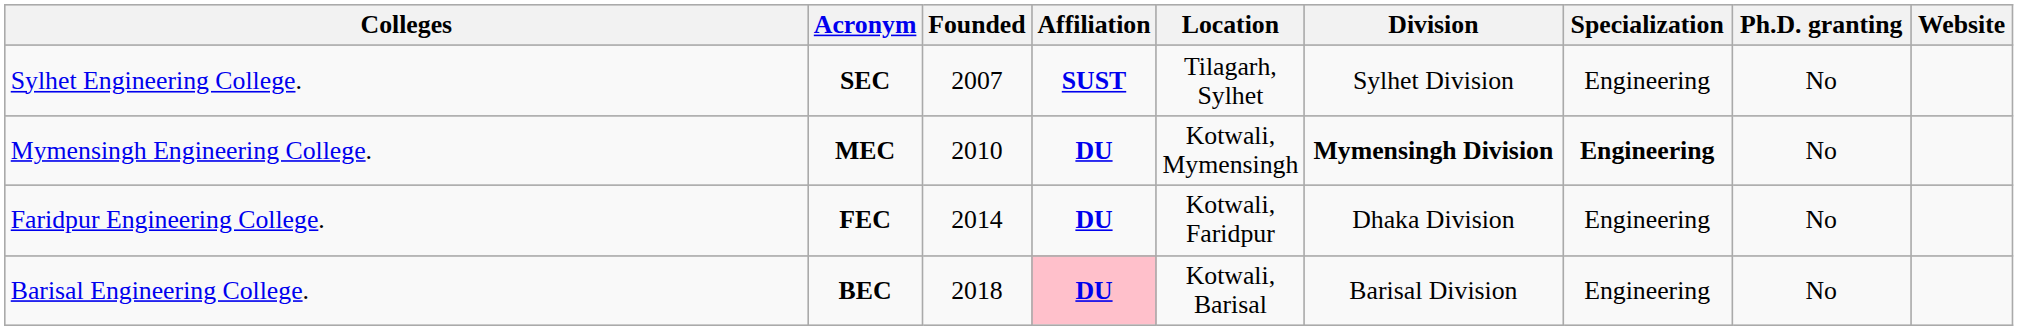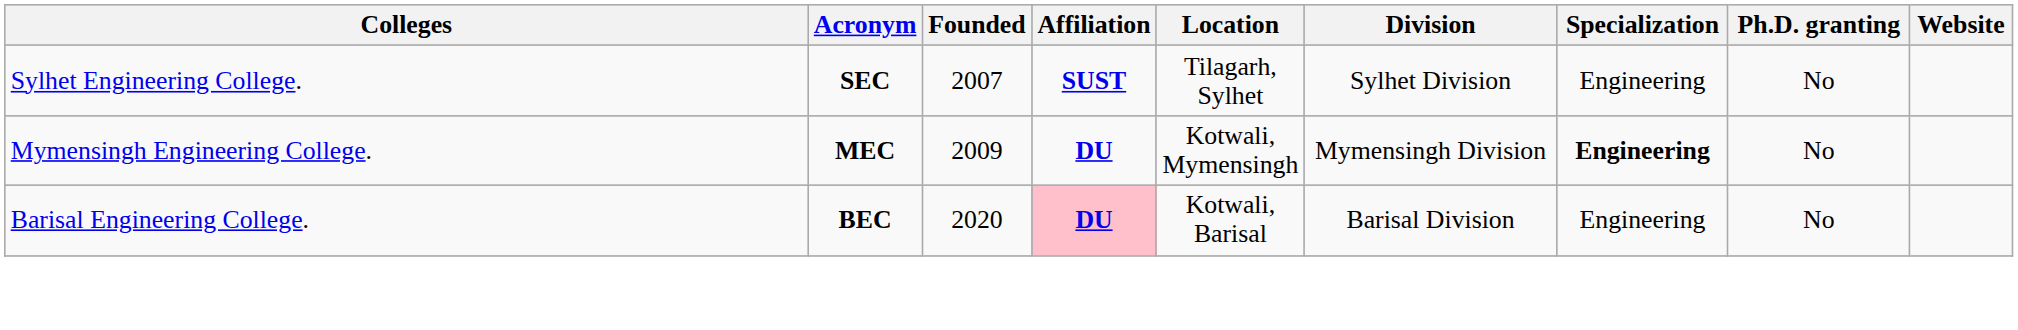(977, 150) 2010 -> (977, 150) 2009
(1433, 150) bold -> (1431, 150) normal
- row: (168, 219)
(977, 289) 2018 -> (977, 219) 2020
